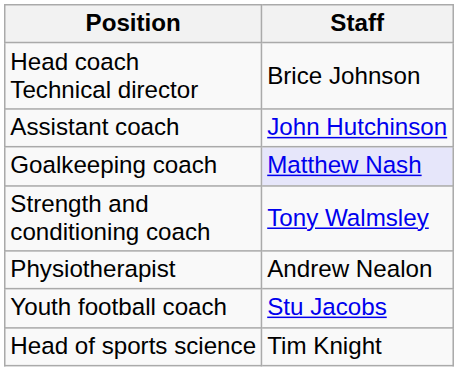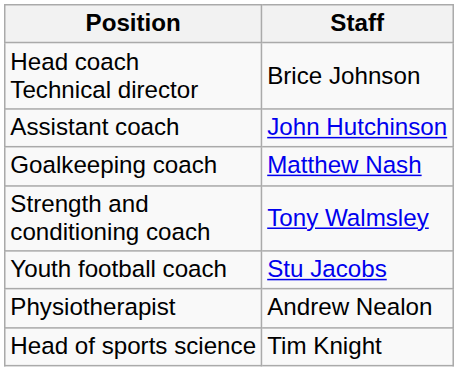(344, 165) lavender background -> (344, 165) no background
rows swapped: (93, 269) <-> (119, 307)
